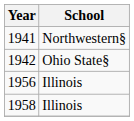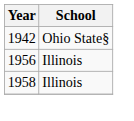- row: (22, 37)
